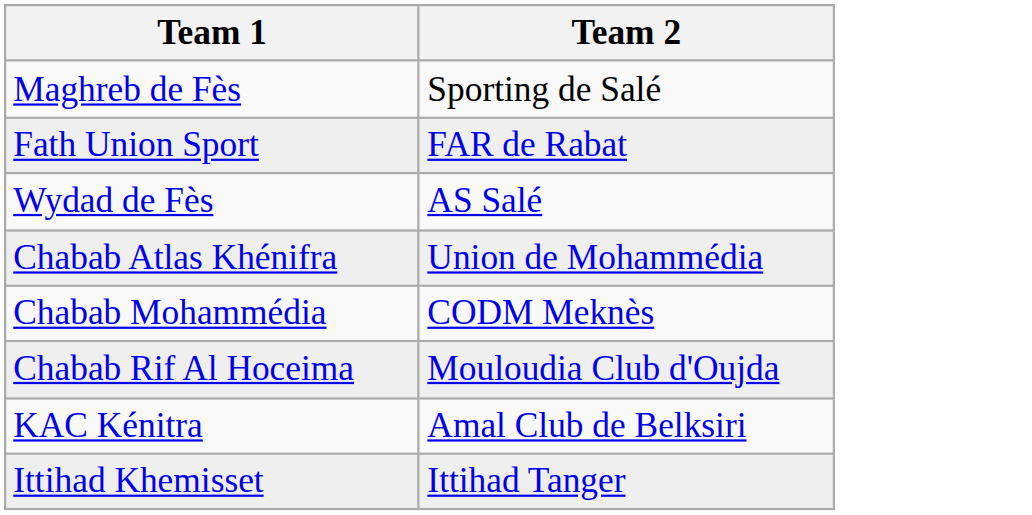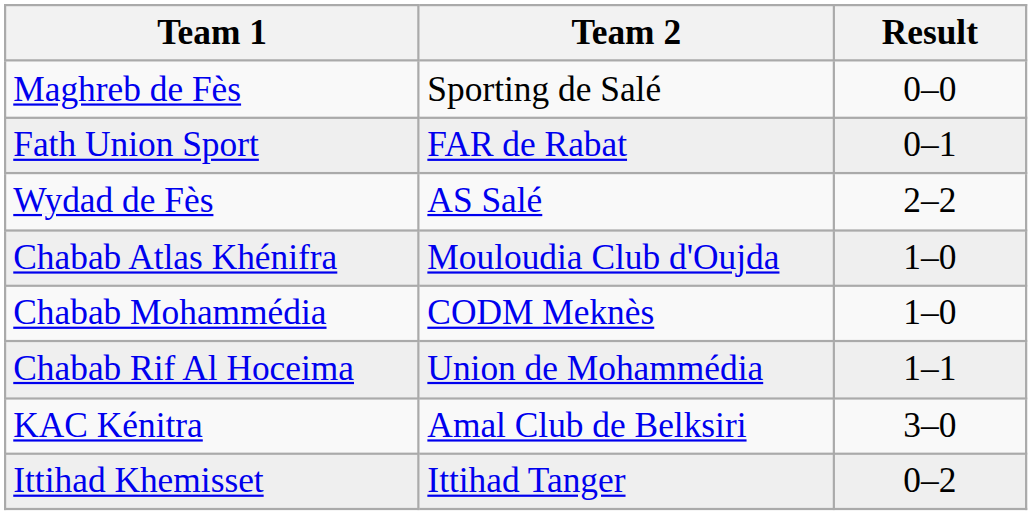+ column: (930, 32)
(595, 256) Union de Mohammédia -> (603, 256) Mouloudia Club d'Oujda
(603, 369) Mouloudia Club d'Oujda -> (595, 369) Union de Mohammédia
